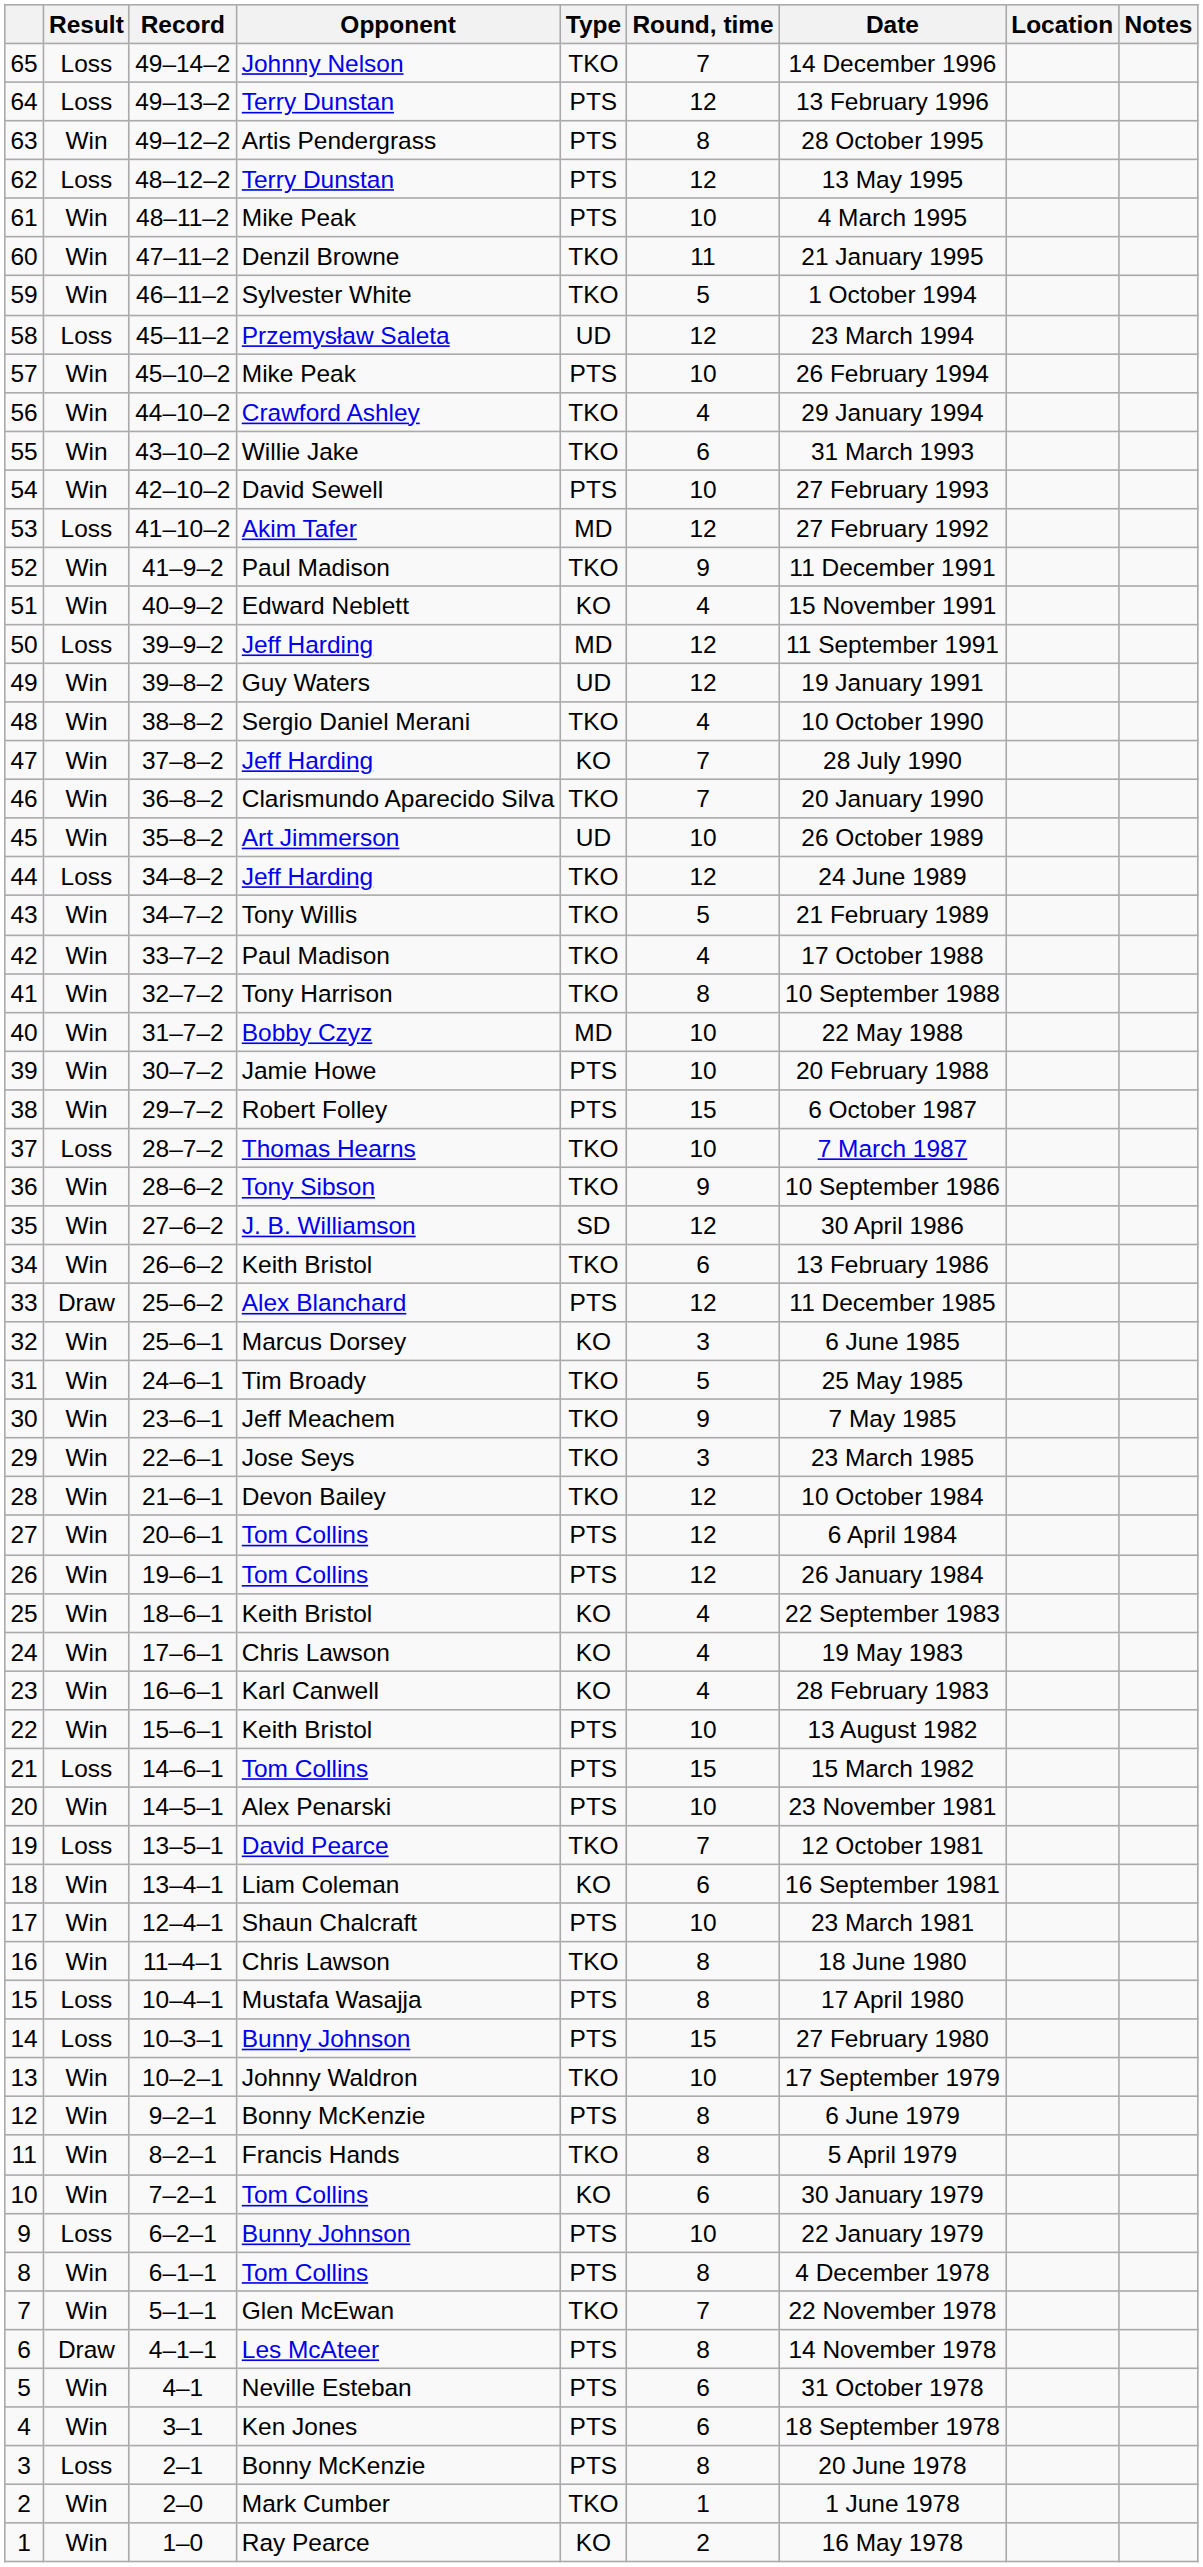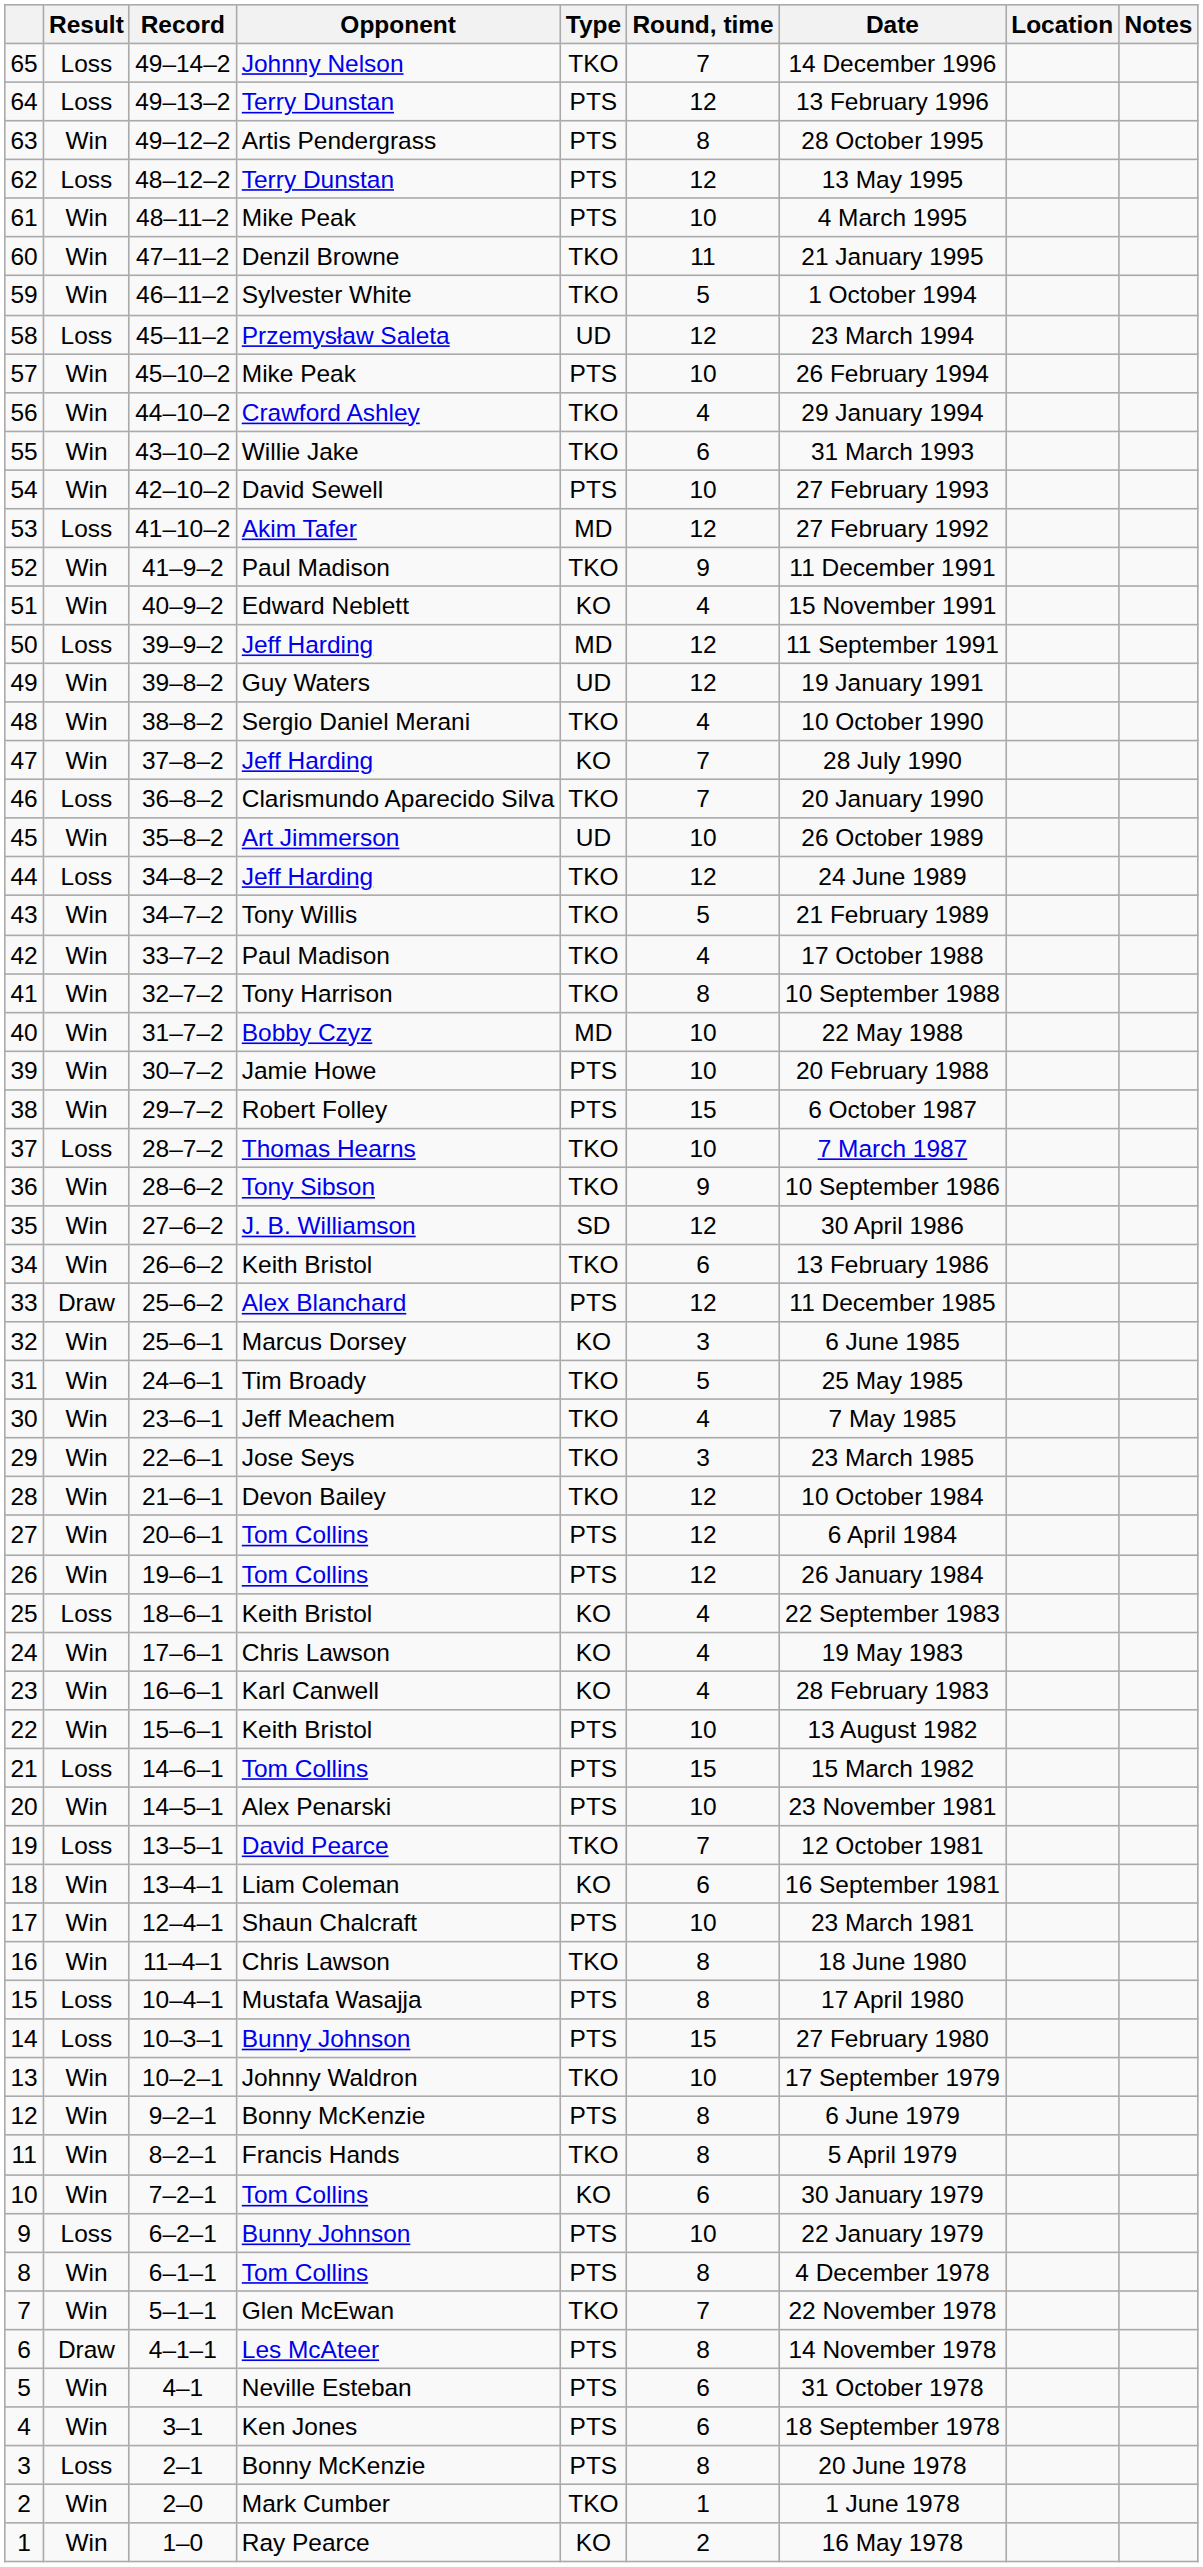(86, 799) Win -> (86, 799) Loss
(703, 1419) 9 -> (703, 1419) 4
(86, 1613) Win -> (86, 1613) Loss
